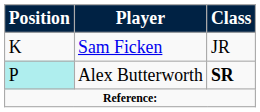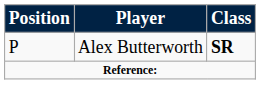- row: (120, 46)
(14, 74) paleturquoise background -> (14, 46) no background
